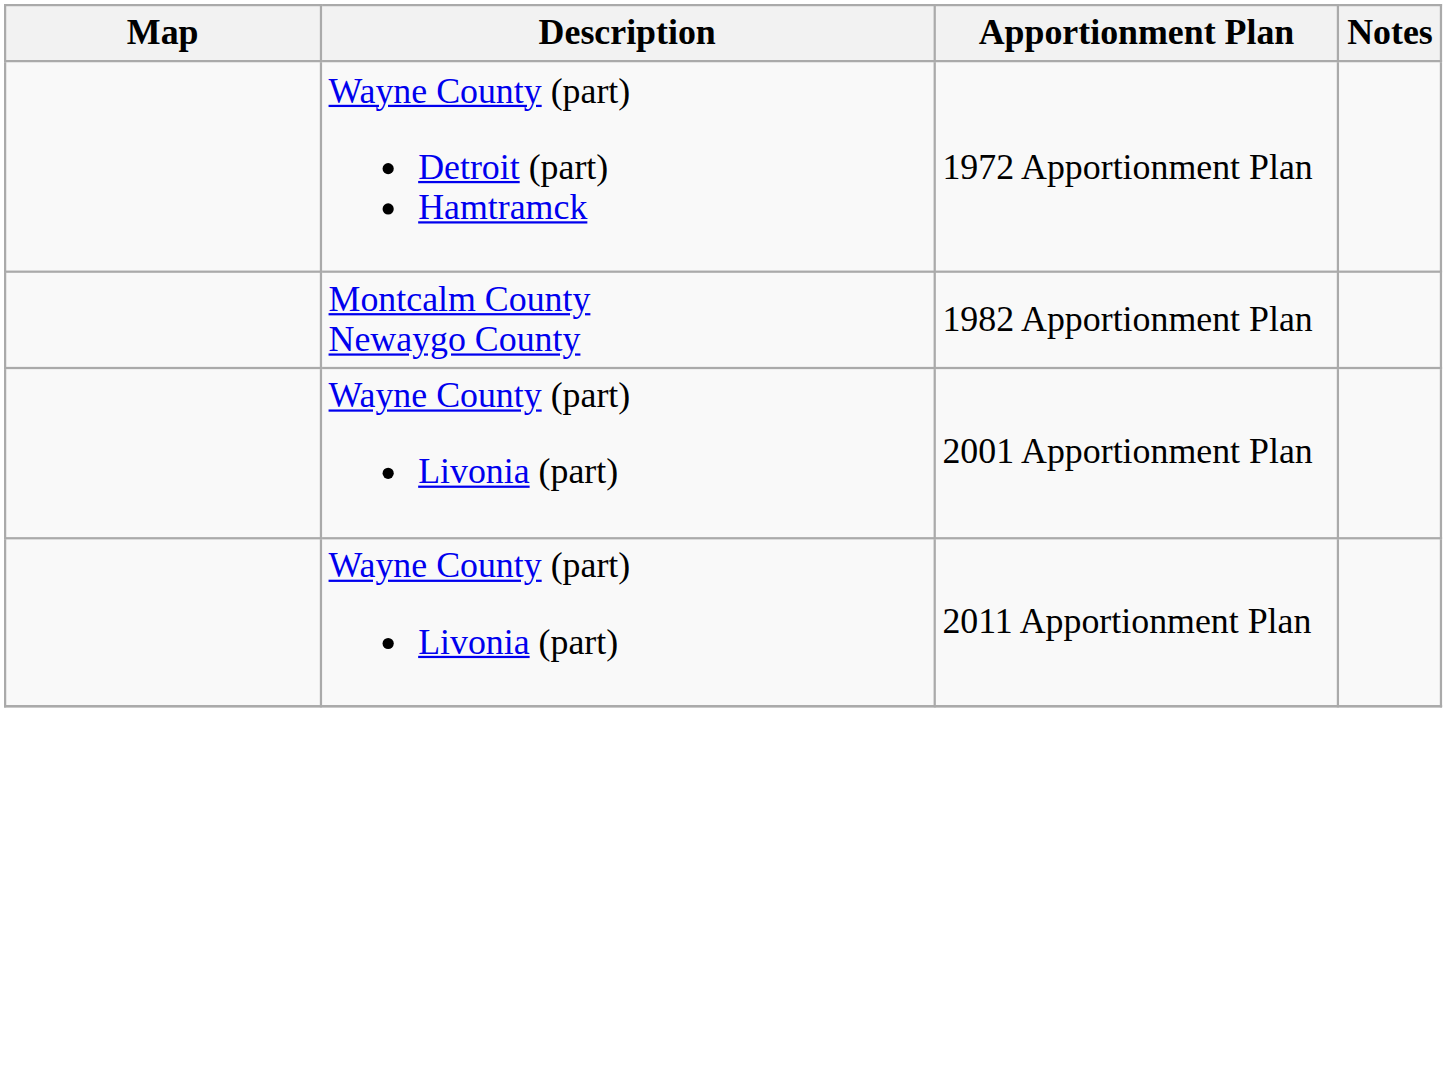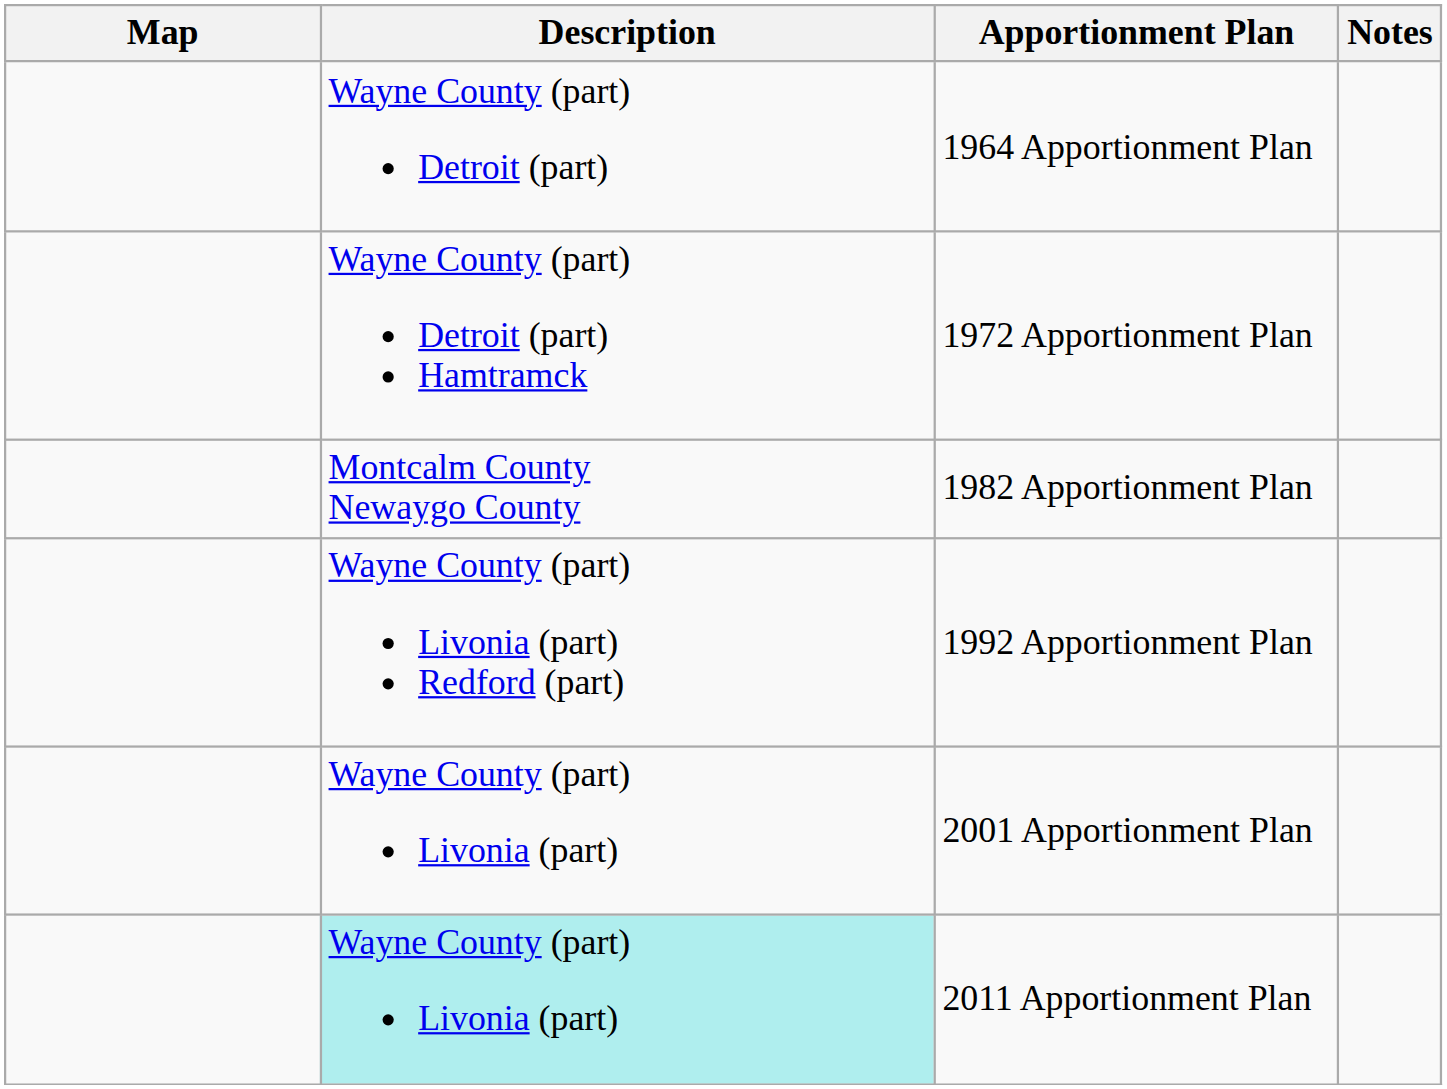+ row: (1128, 145)
+ row: (1128, 641)
(627, 604) no background -> (627, 982) paleturquoise background
